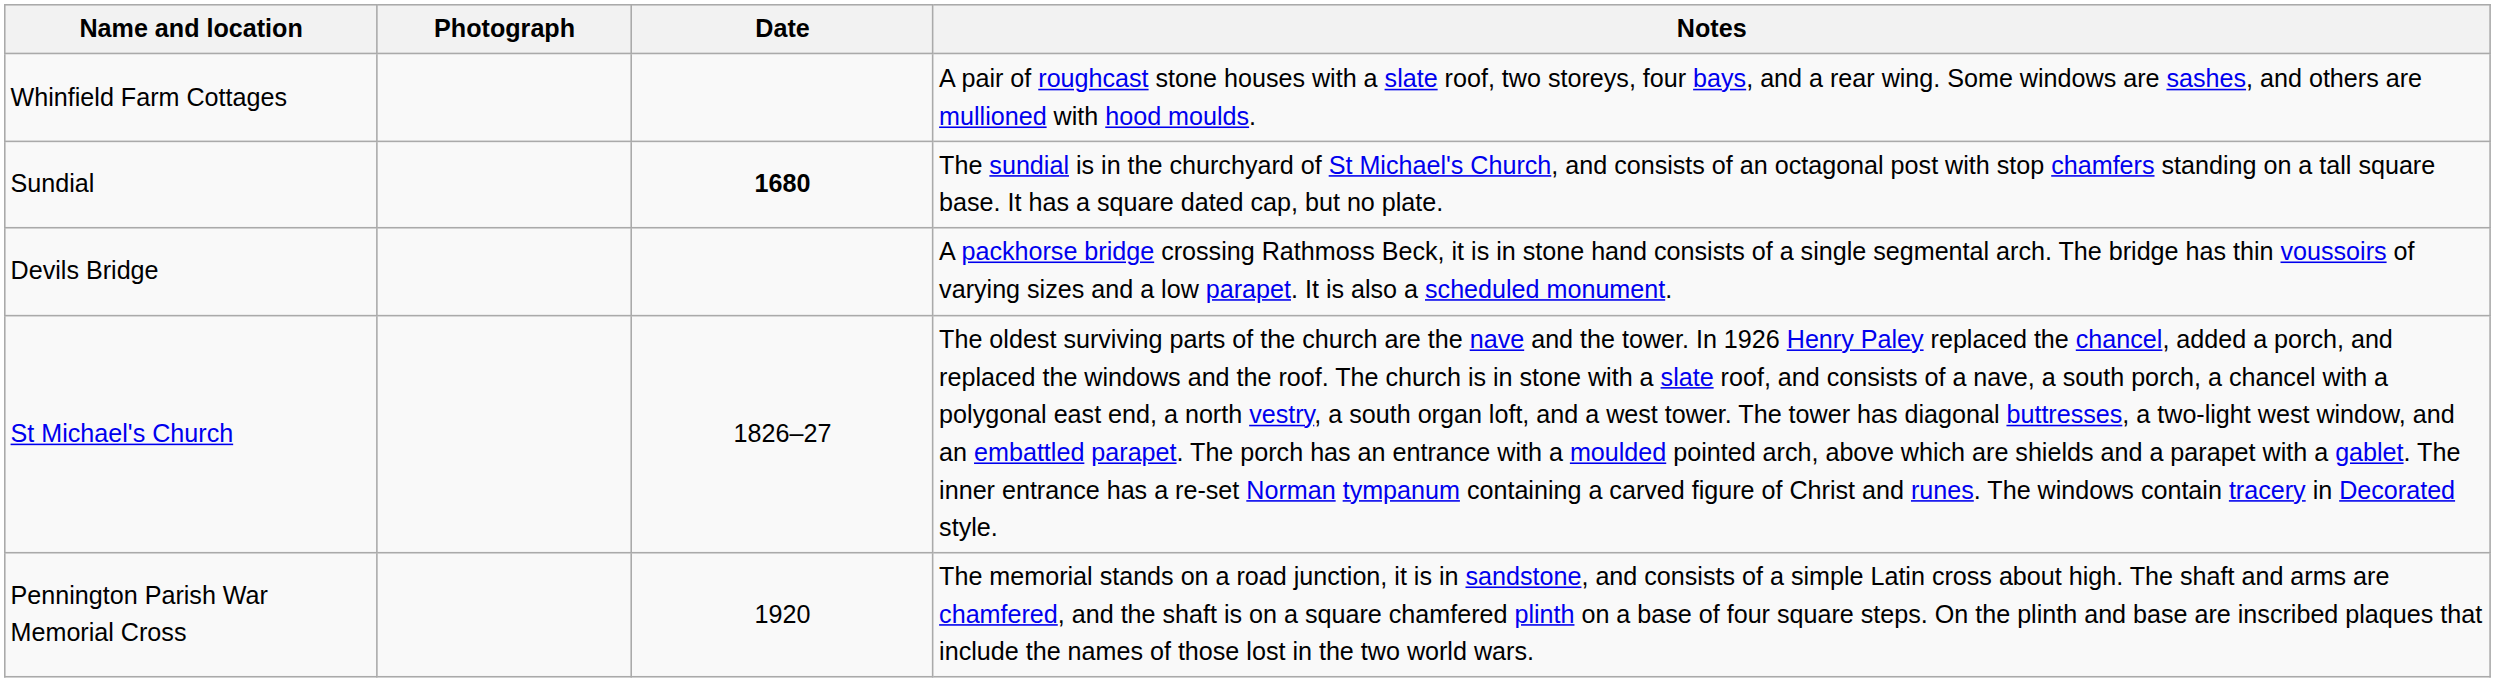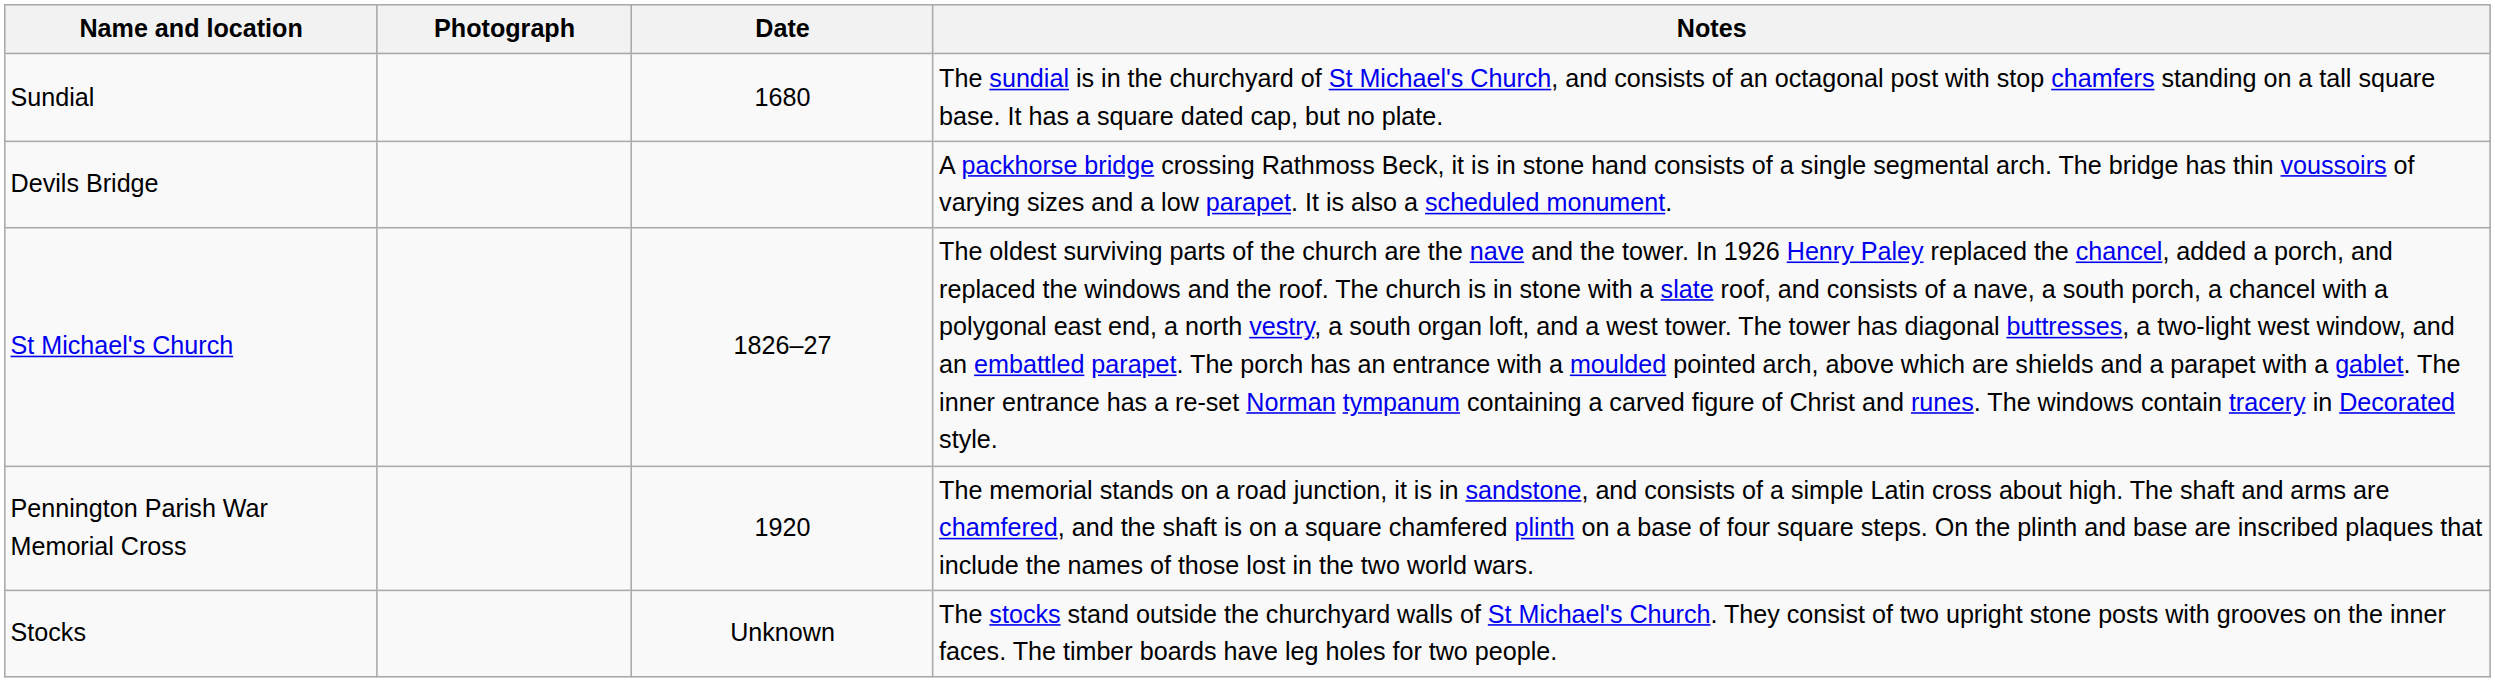- row: (149, 97)
(782, 184) bold -> (782, 97) normal
+ row: (48, 633)
